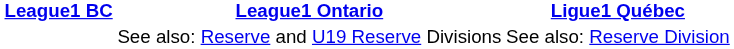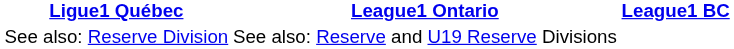columns swapped: (59, 10) <-> (618, 10)
